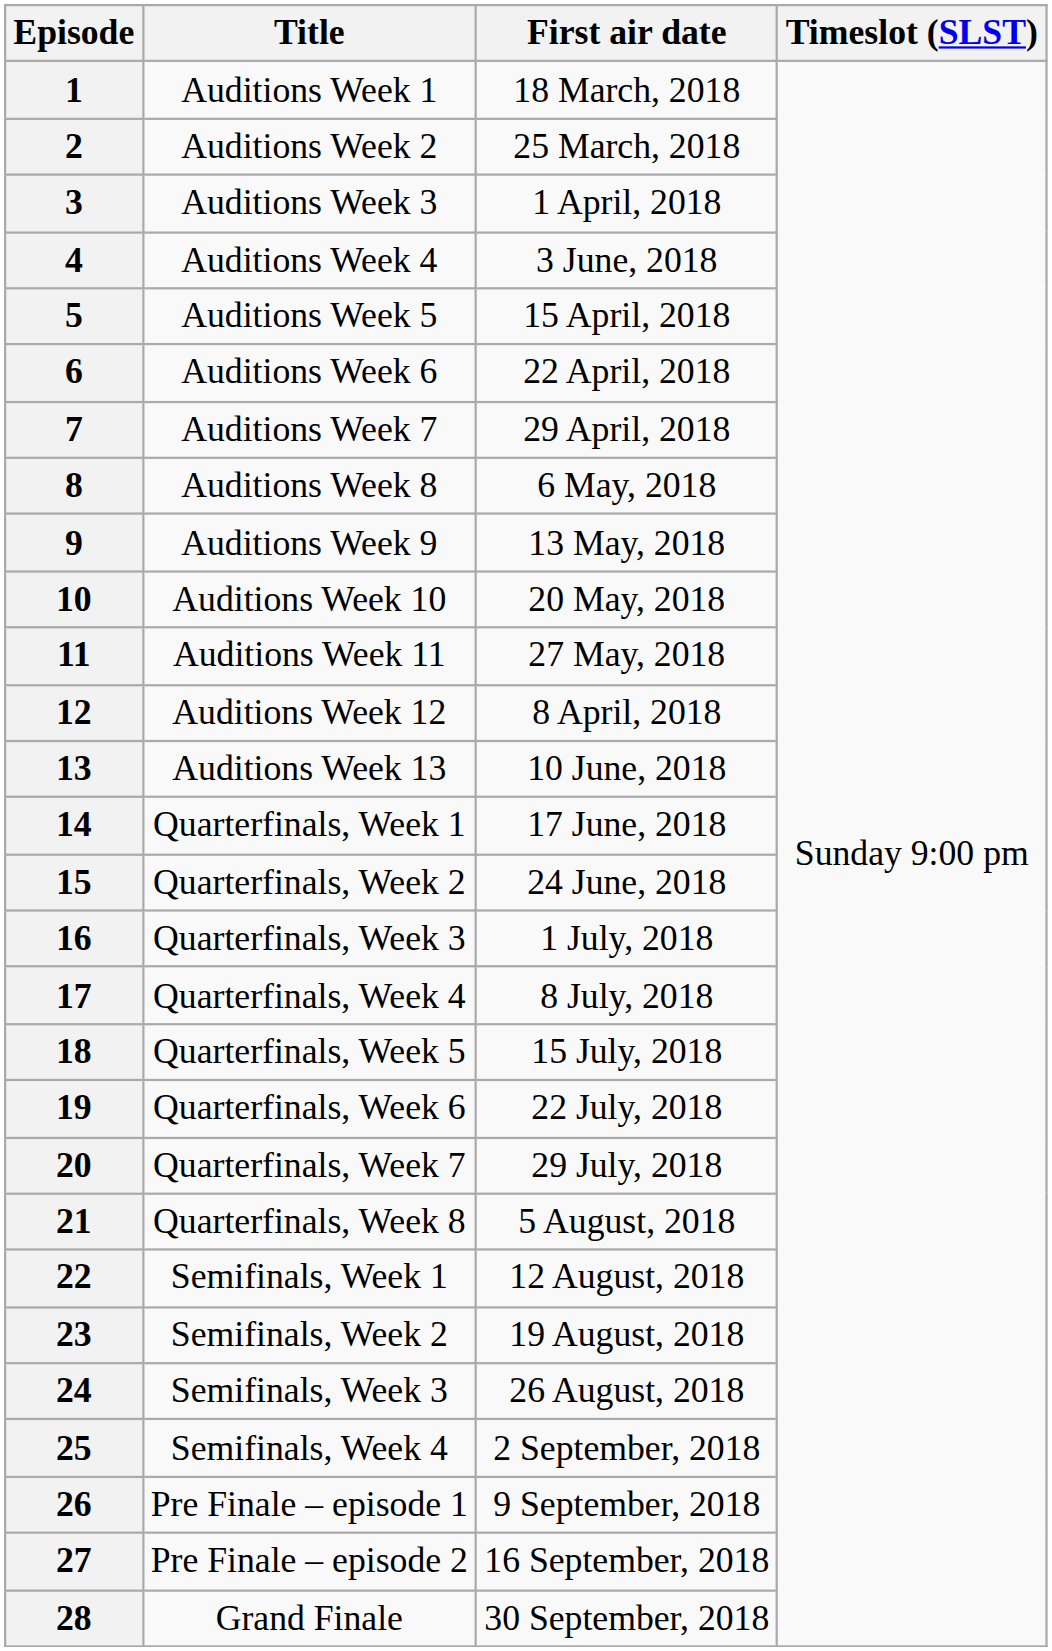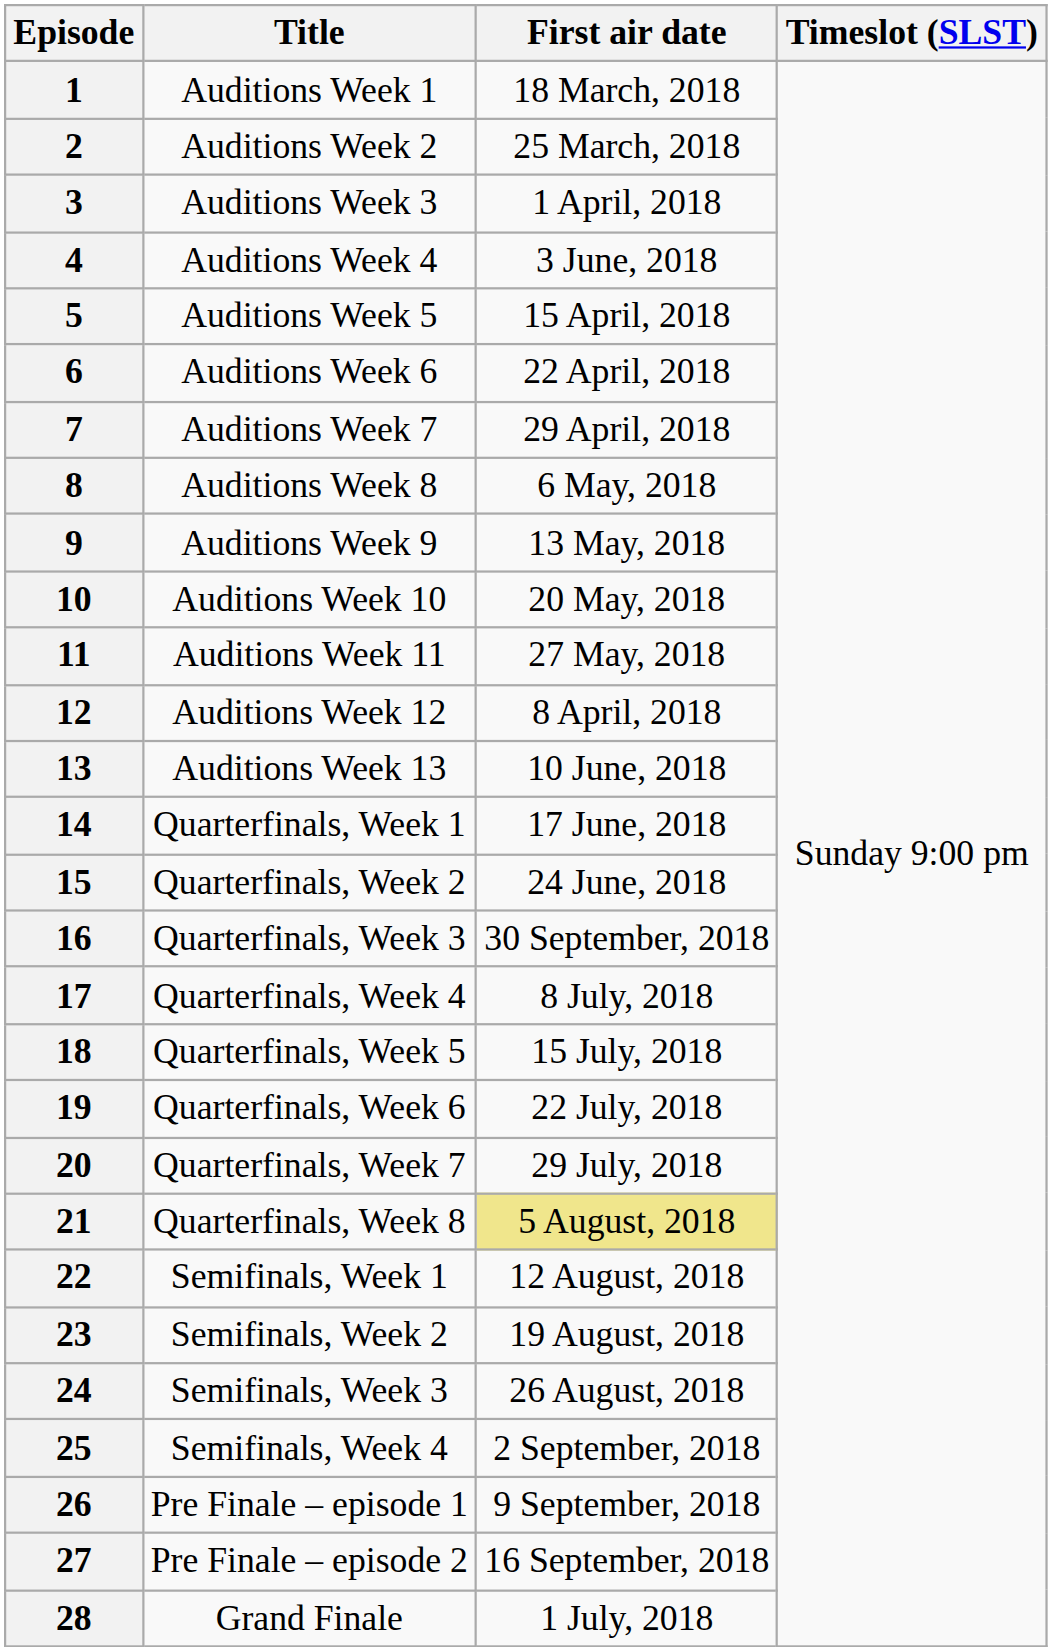(627, 938) 1 July, 2018 -> (627, 938) 30 September, 2018
(627, 1221) no background -> (627, 1221) khaki background
(627, 1617) 30 September, 2018 -> (627, 1617) 1 July, 2018
